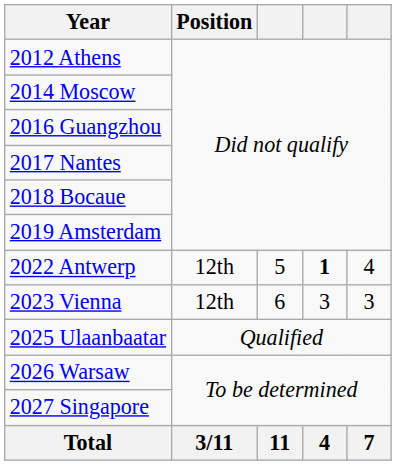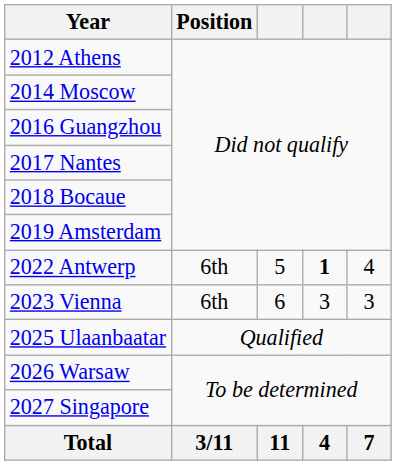(214, 267) 12th -> (214, 267) 6th
(214, 302) 12th -> (214, 302) 6th
